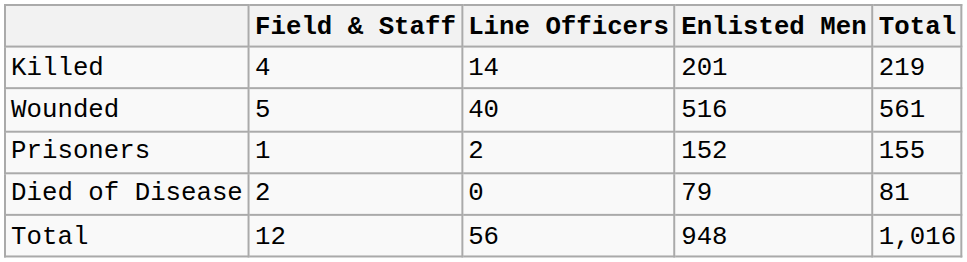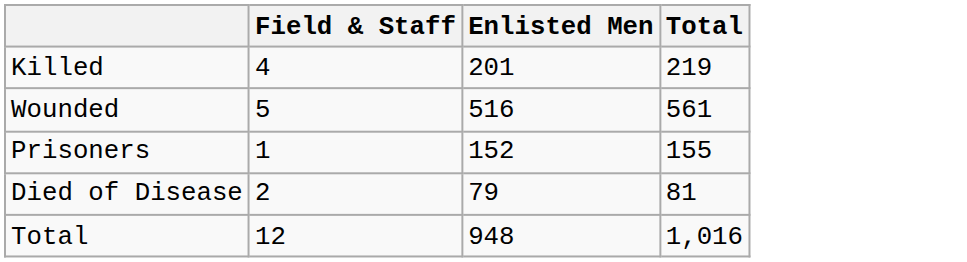- column: (569, 26)
